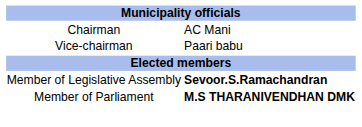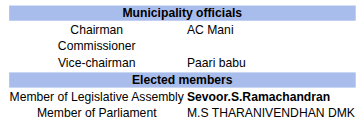+ row: (97, 46)
(270, 96) bold -> (271, 113) normal
